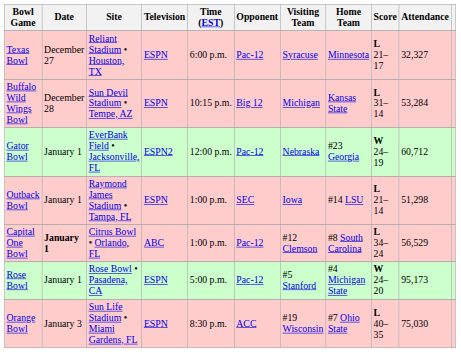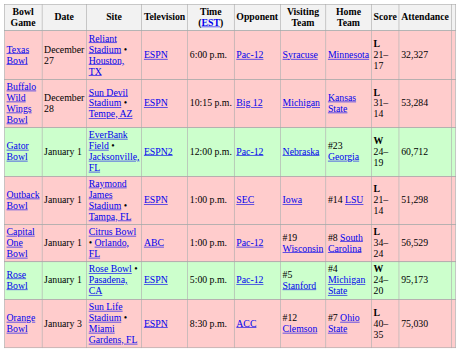(61, 243) bold -> (63, 243) normal
(300, 243) #12 Clemson -> (303, 243) #19 Wisconsin
(303, 323) #19 Wisconsin -> (300, 323) #12 Clemson
